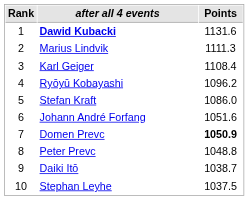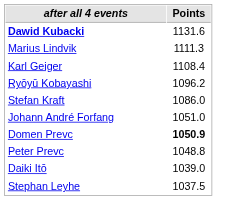- column: (21, 14)
(221, 117) 1051.6 -> (189, 117) 1051.0
(221, 169) 1038.7 -> (189, 169) 1039.0
